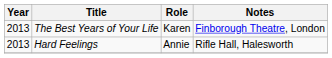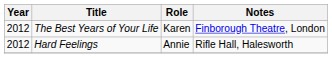(18, 28) 2013 -> (18, 28) 2012
(18, 45) 2013 -> (18, 45) 2012
